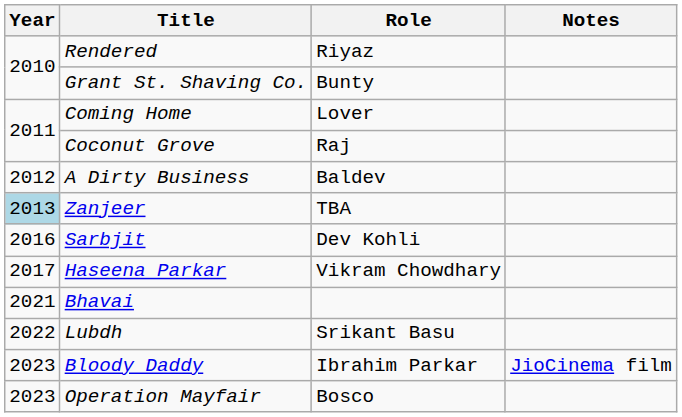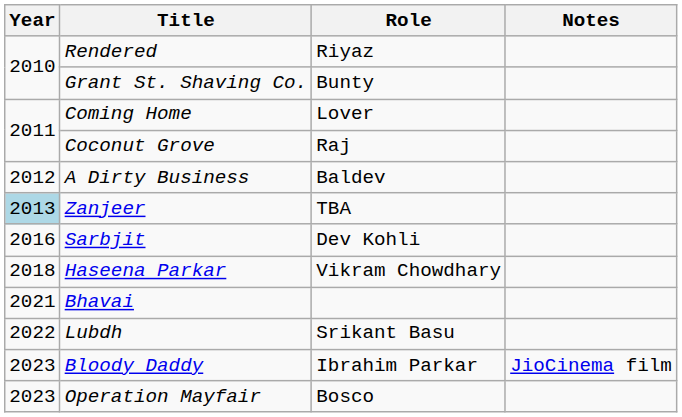(32, 271) 2017 -> (32, 271) 2018
